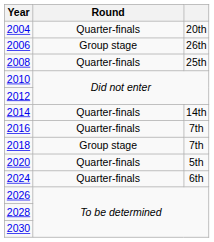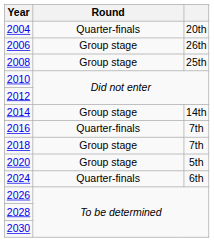(108, 63) Quarter-finals -> (108, 63) Group stage
(108, 113) Quarter-finals -> (108, 113) Group stage
(108, 163) Quarter-finals -> (108, 163) Group stage
